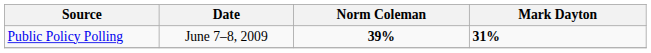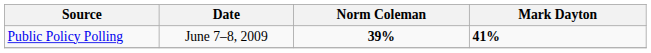(486, 36) 31% -> (486, 36) 41%
